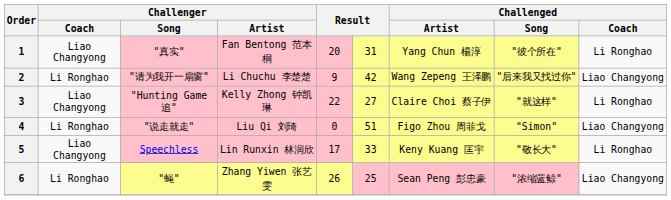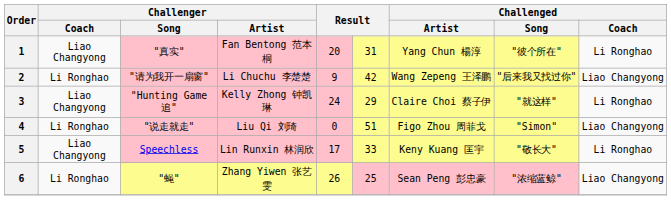(334, 102) 22 -> (334, 102) 24
(371, 102) 27 -> (371, 102) 29
